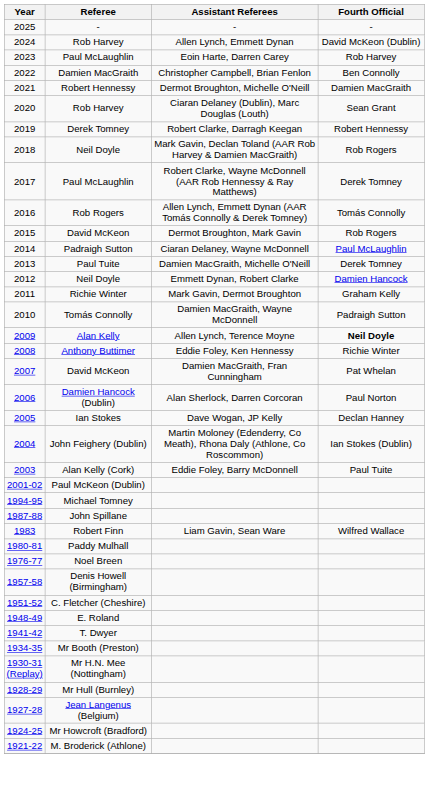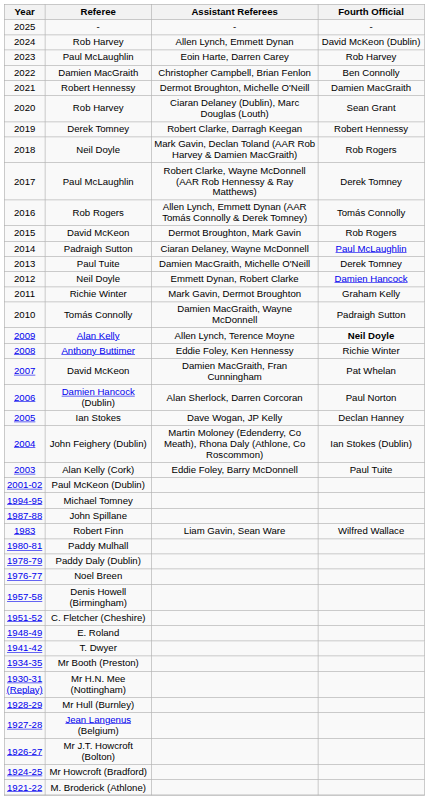+ row: (25, 561)
+ row: (25, 751)
